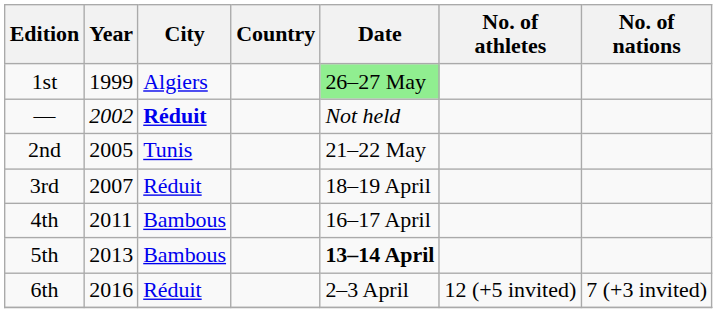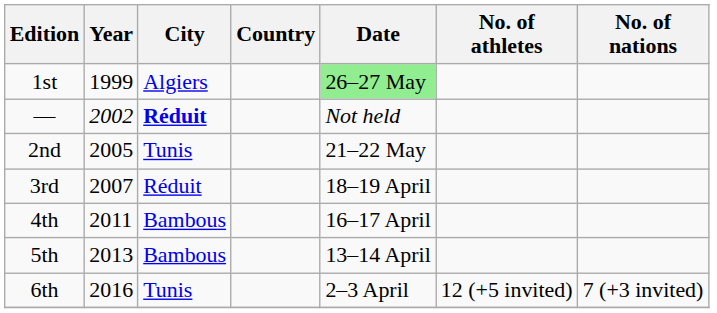(380, 255) bold -> (378, 255) normal
(172, 289) Réduit -> (168, 289) Tunis
